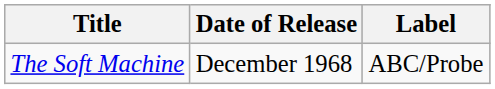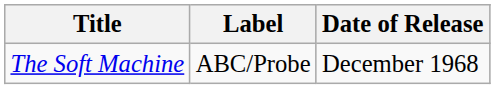columns swapped: (426, 24) <-> (276, 24)
